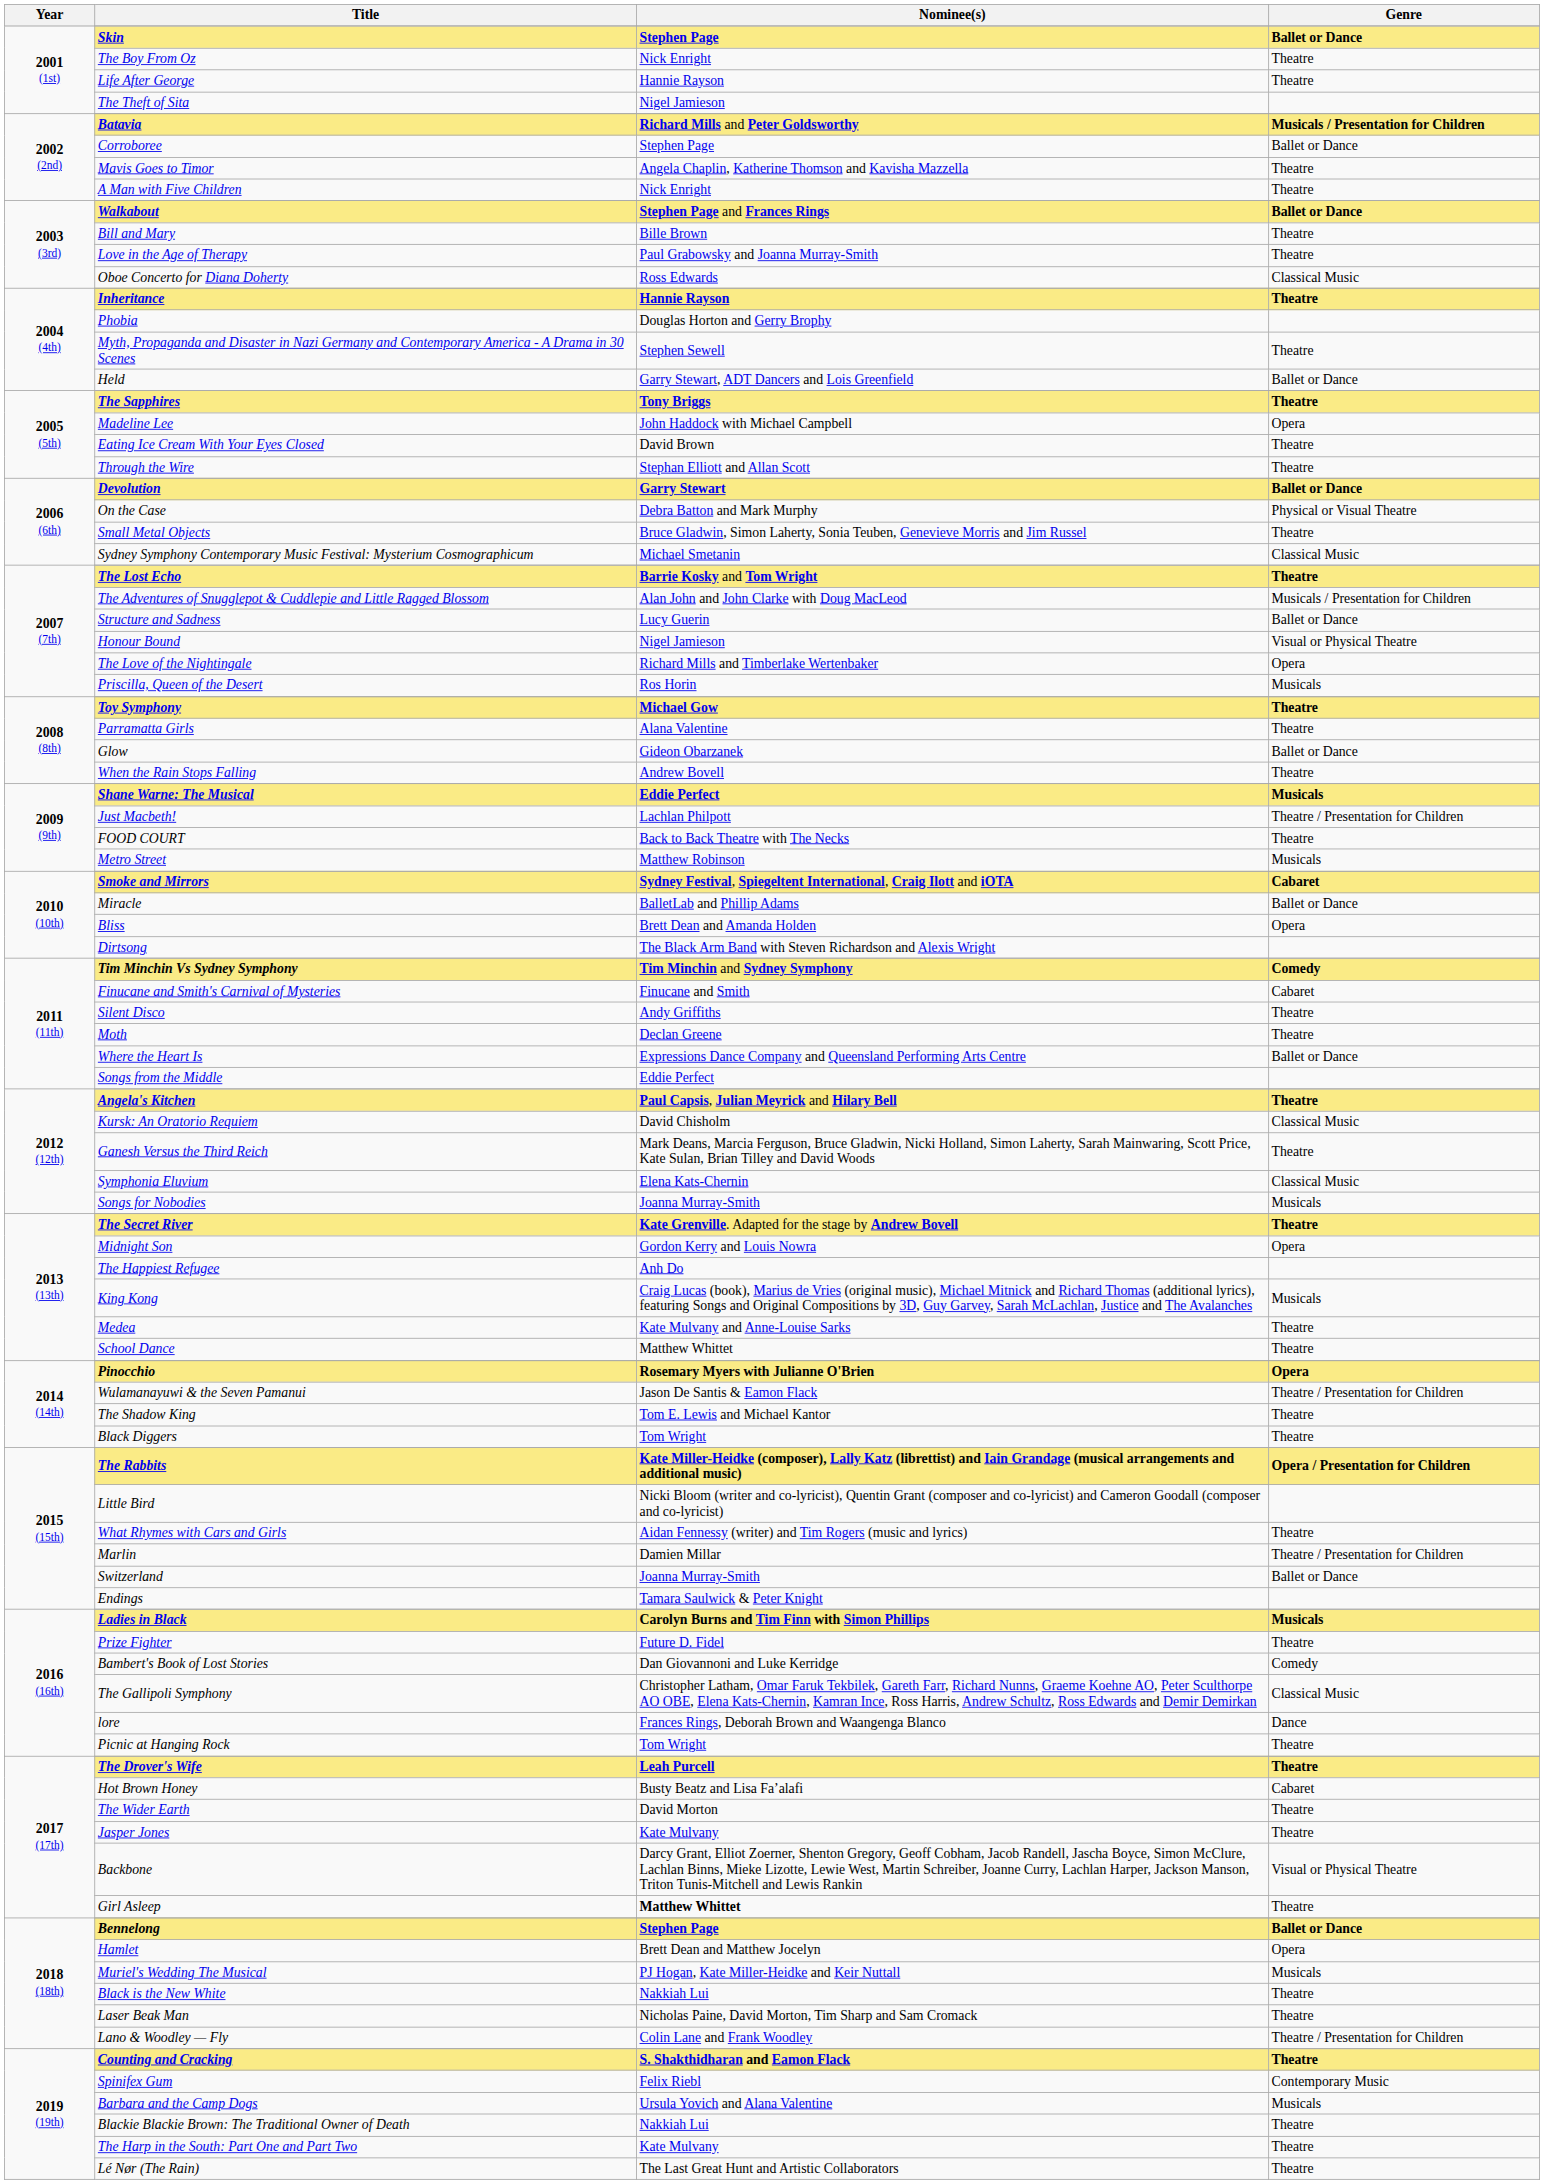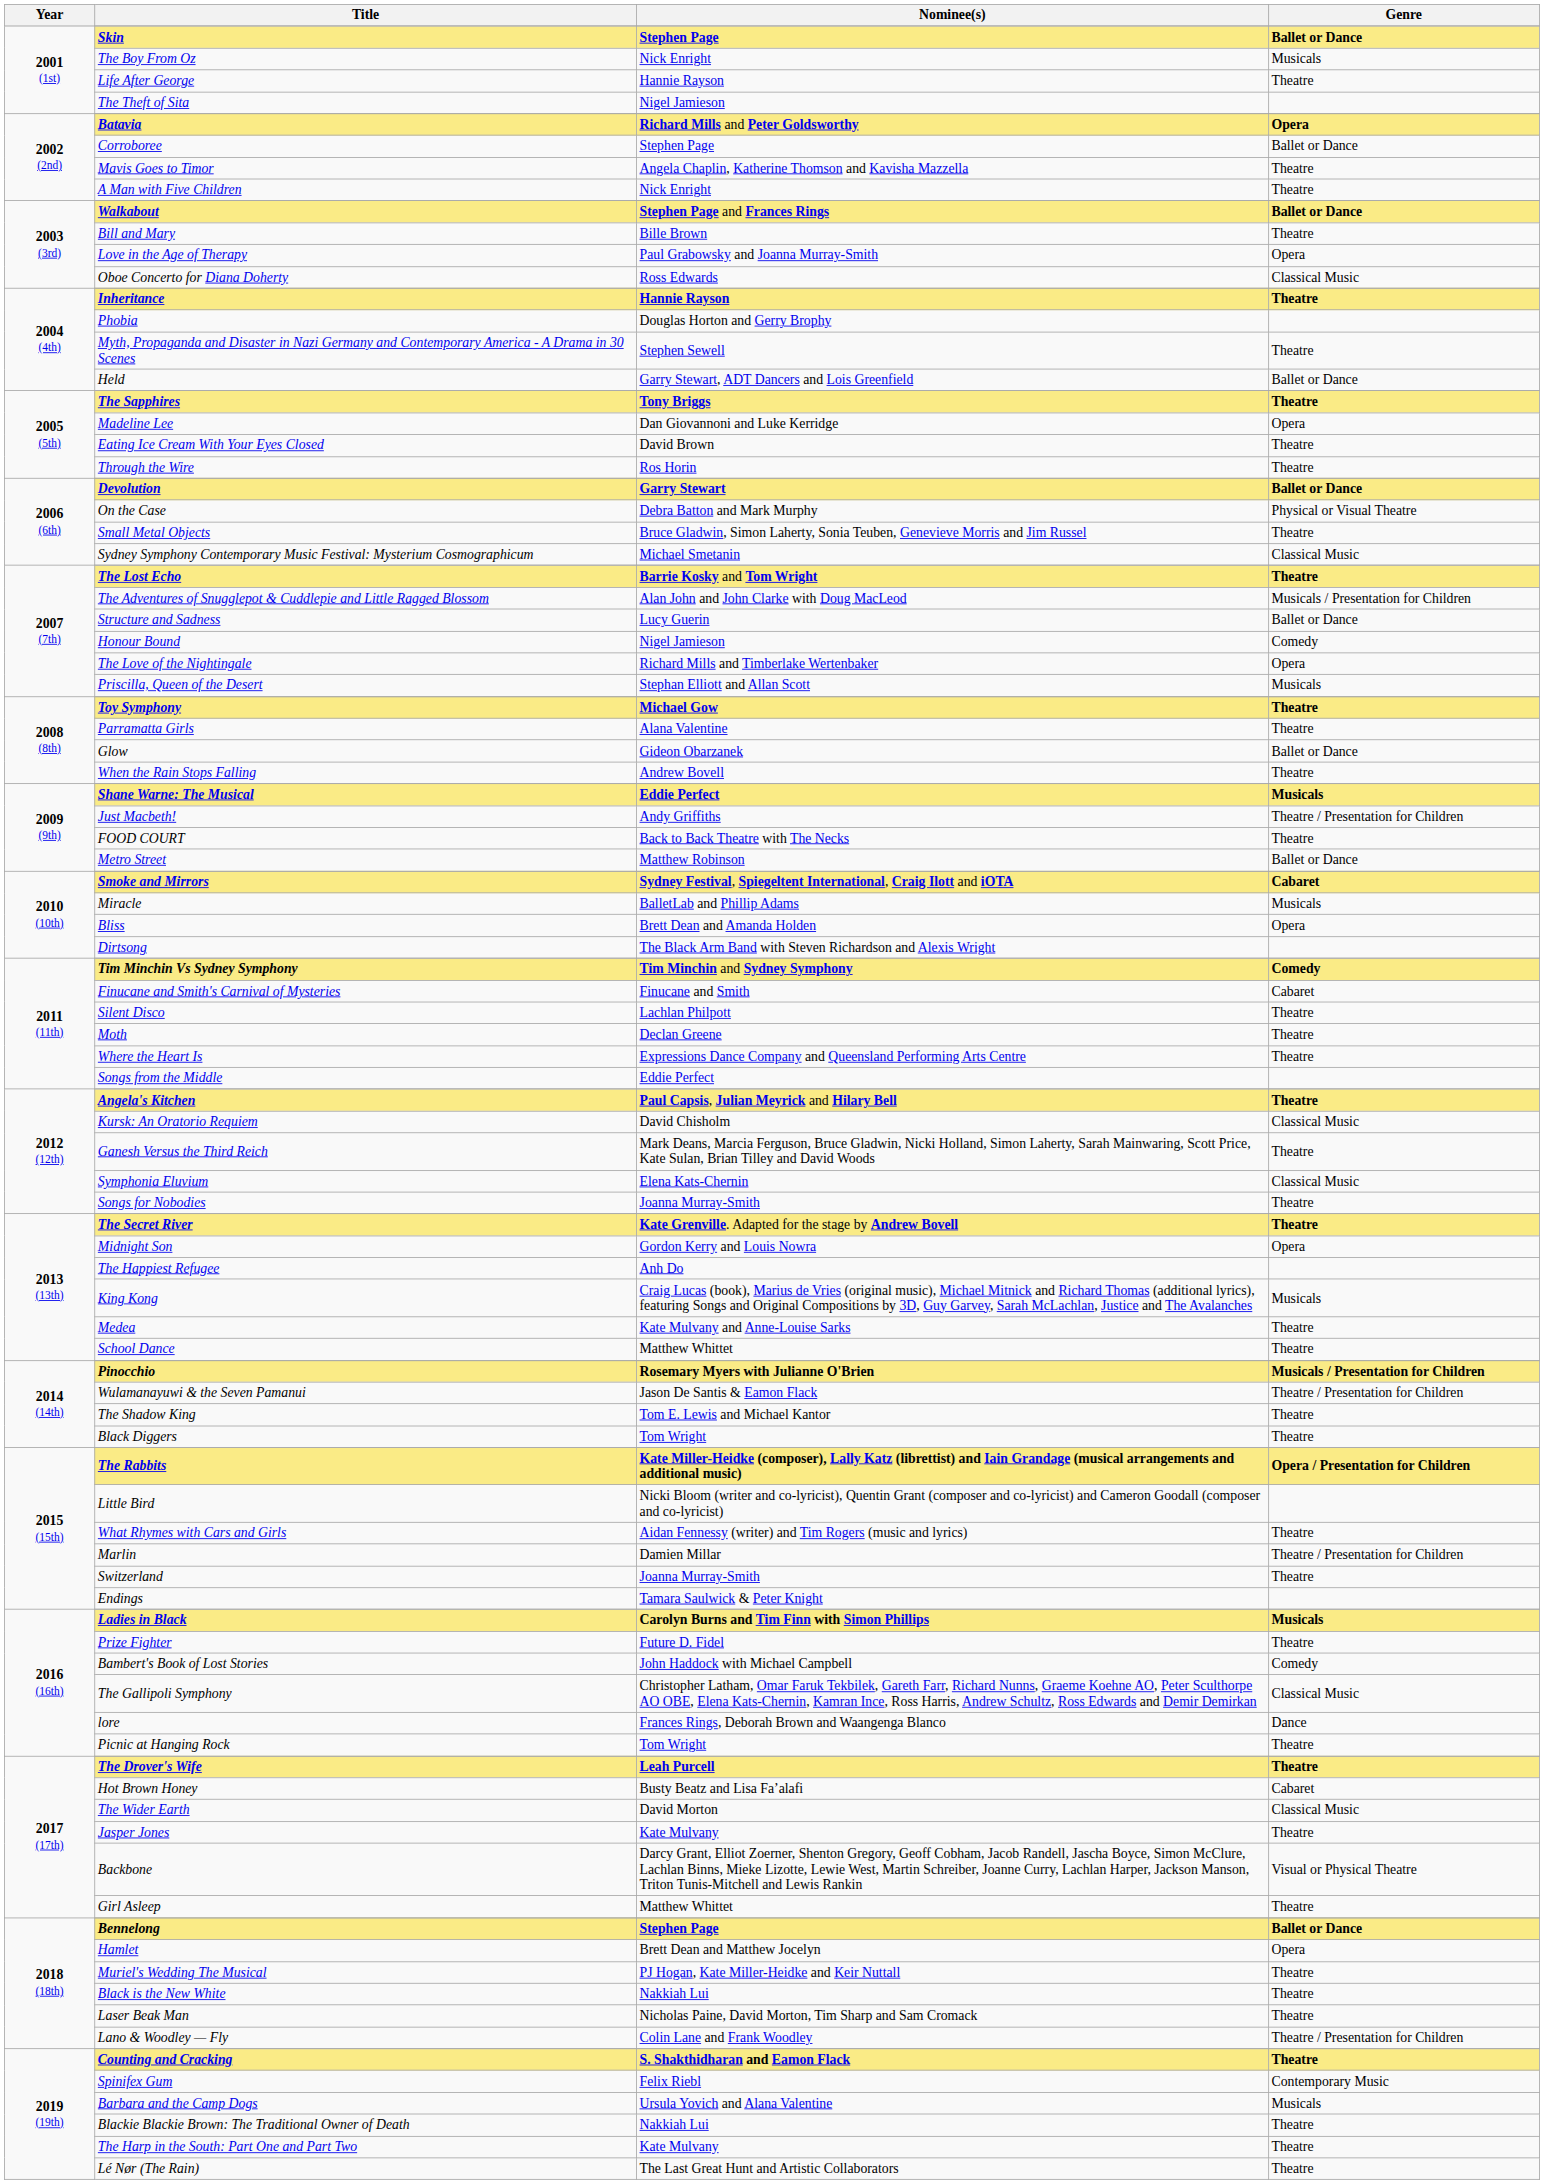(1293, 59) Theatre -> (1296, 59) Musicals
(1378, 124) Musicals / Presentation for Children -> (1290, 124) Opera
(1293, 255) Theatre -> (1288, 255) Opera
(746, 423) John Haddock with Michael Campbell -> (739, 423) Dan Giovannoni and Luke Kerridge
(725, 467) Stephan Elliott and Allan Scott -> (668, 467) Ros Horin
(1344, 641) Visual or Physical Theatre -> (1295, 641) Comedy
(668, 685) Ros Horin -> (725, 685) Stephan Elliott and Allan Scott
(685, 816) Lachlan Philpott -> (680, 816) Andy Griffiths
(1296, 860) Musicals -> (1315, 860) Ballet or Dance
(1315, 903) Ballet or Dance -> (1296, 903) Musicals
(680, 1012) Andy Griffiths -> (685, 1012) Lachlan Philpott
(1315, 1056) Ballet or Dance -> (1293, 1056) Theatre
(1296, 1202) Musicals -> (1293, 1202) Theatre
(1290, 1371) Opera -> (1378, 1371) Musicals / Presentation for Children
(1315, 1576) Ballet or Dance -> (1293, 1576) Theatre
(739, 1664) Dan Giovannoni and Luke Kerridge -> (746, 1664) John Haddock with Michael Campbell
(1293, 1810) Theatre -> (1315, 1810) Classical Music
(690, 1906) bold -> (686, 1906) normal
(1296, 1972) Musicals -> (1293, 1972) Theatre
